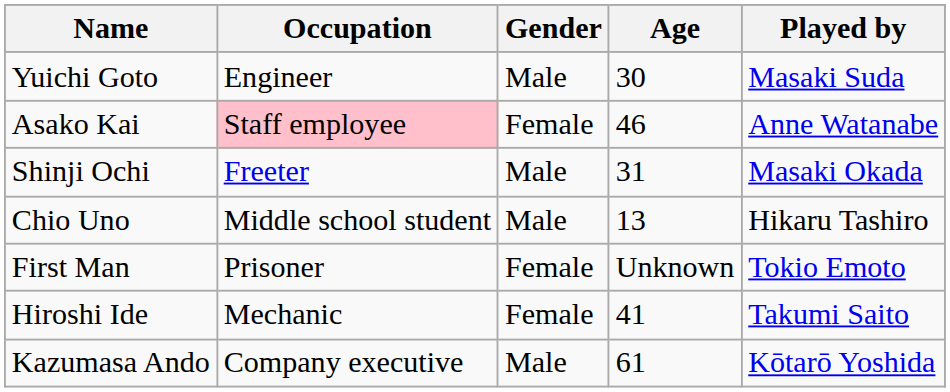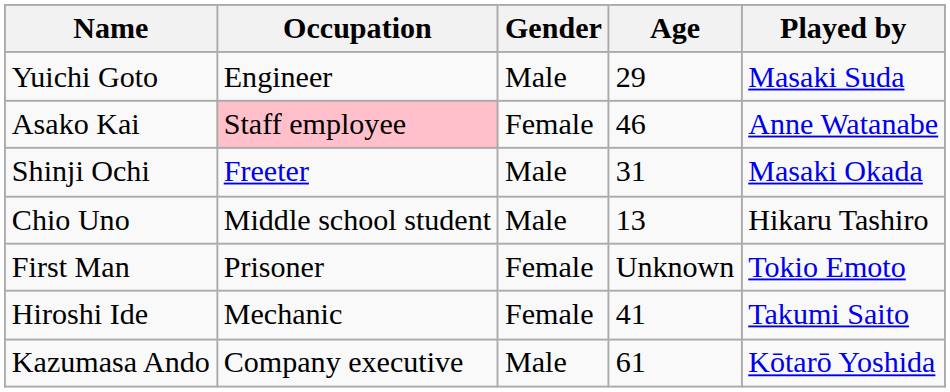(631, 76) 30 -> (631, 76) 29
